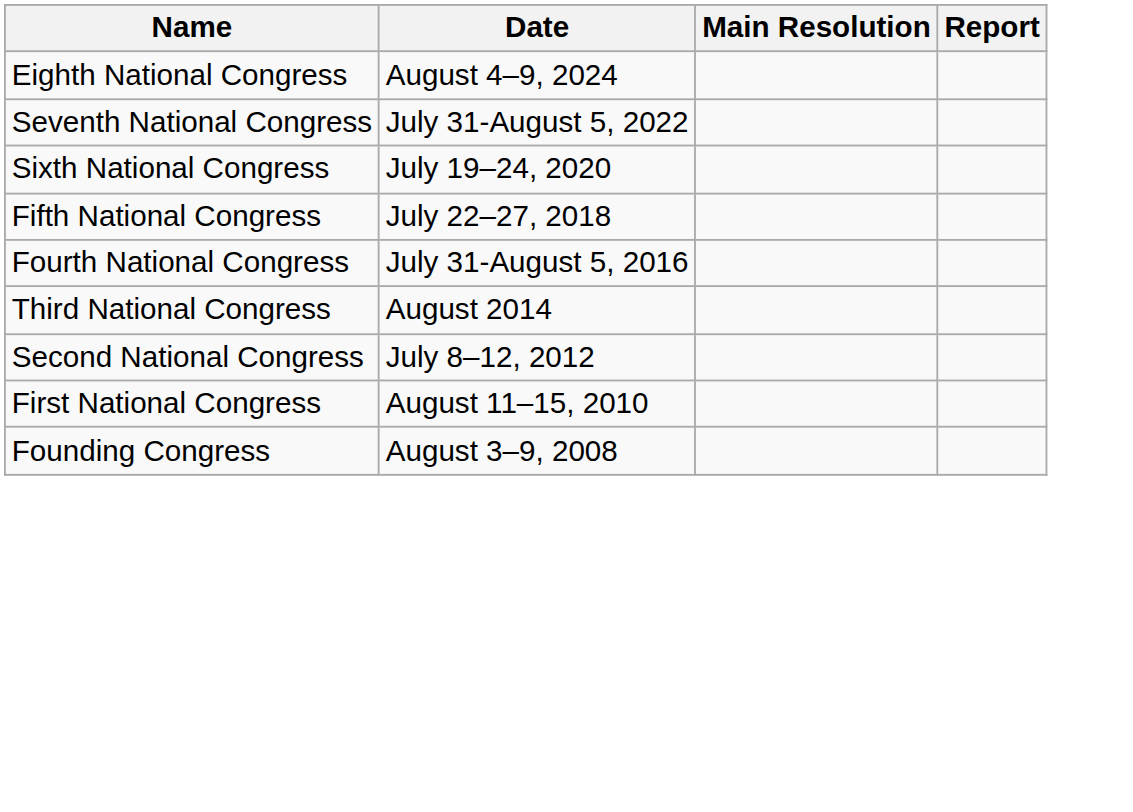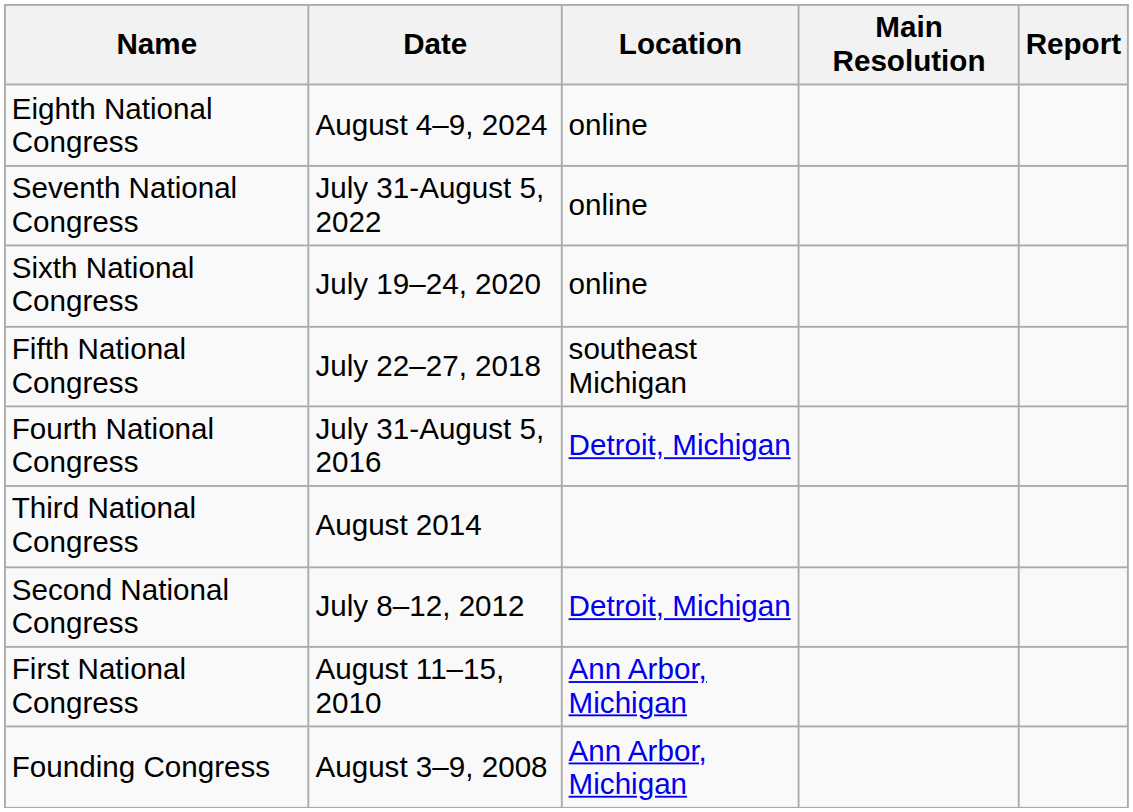+ column: (681, 44)
